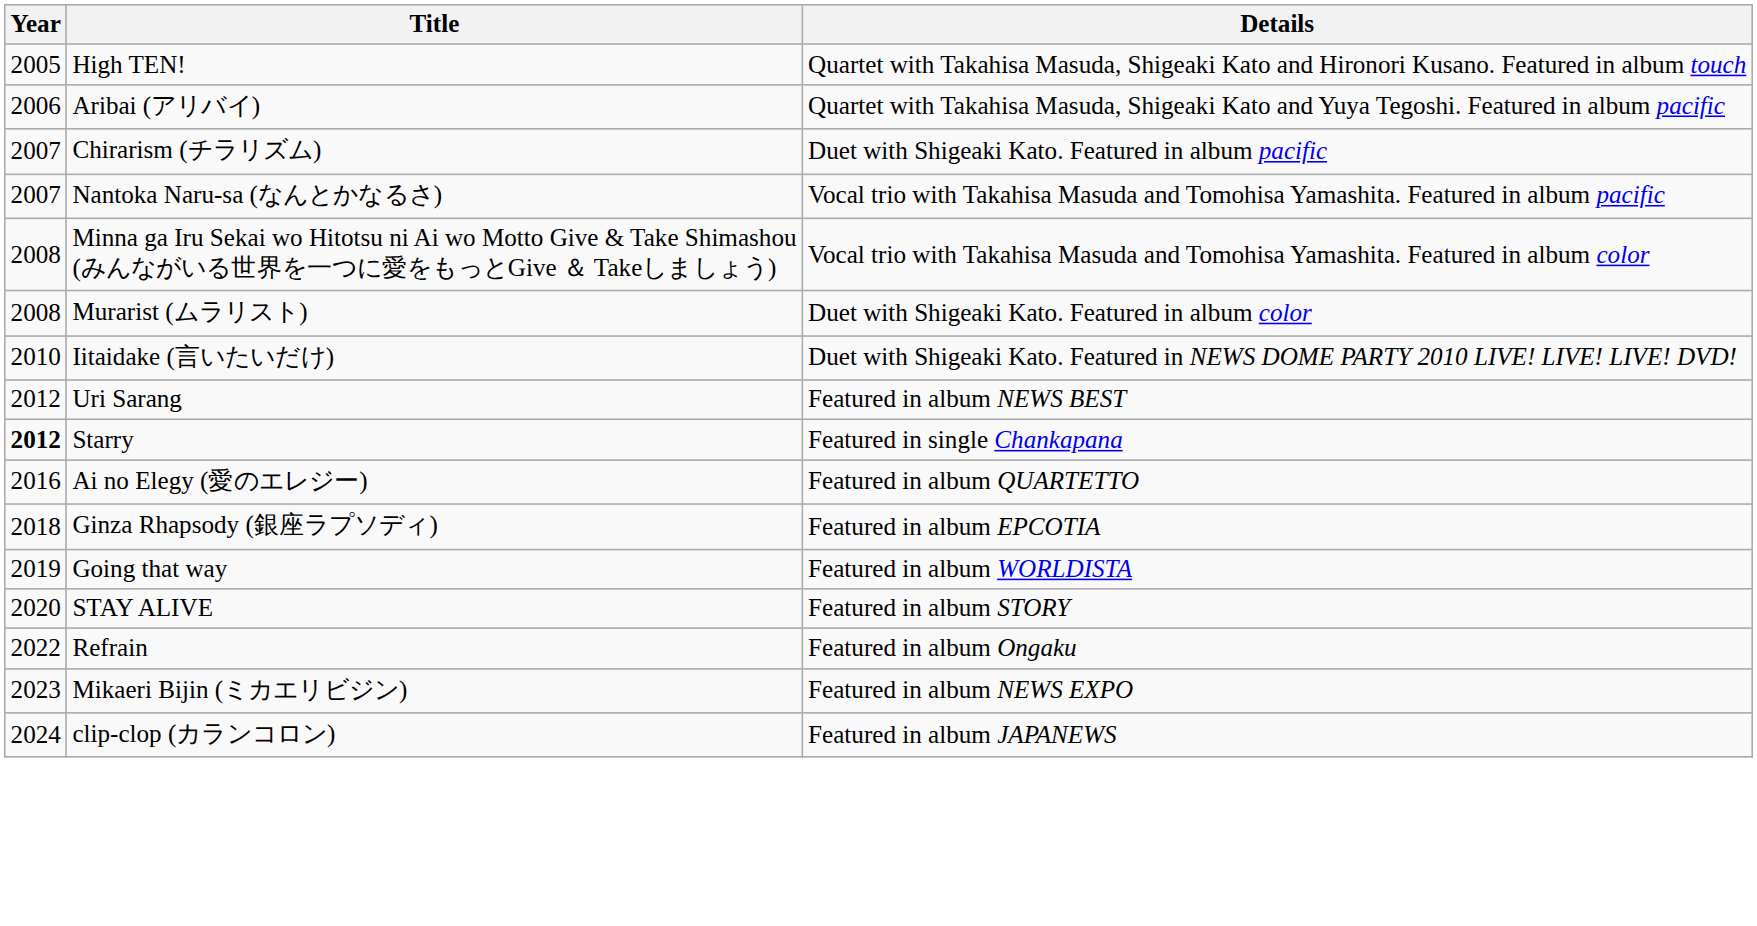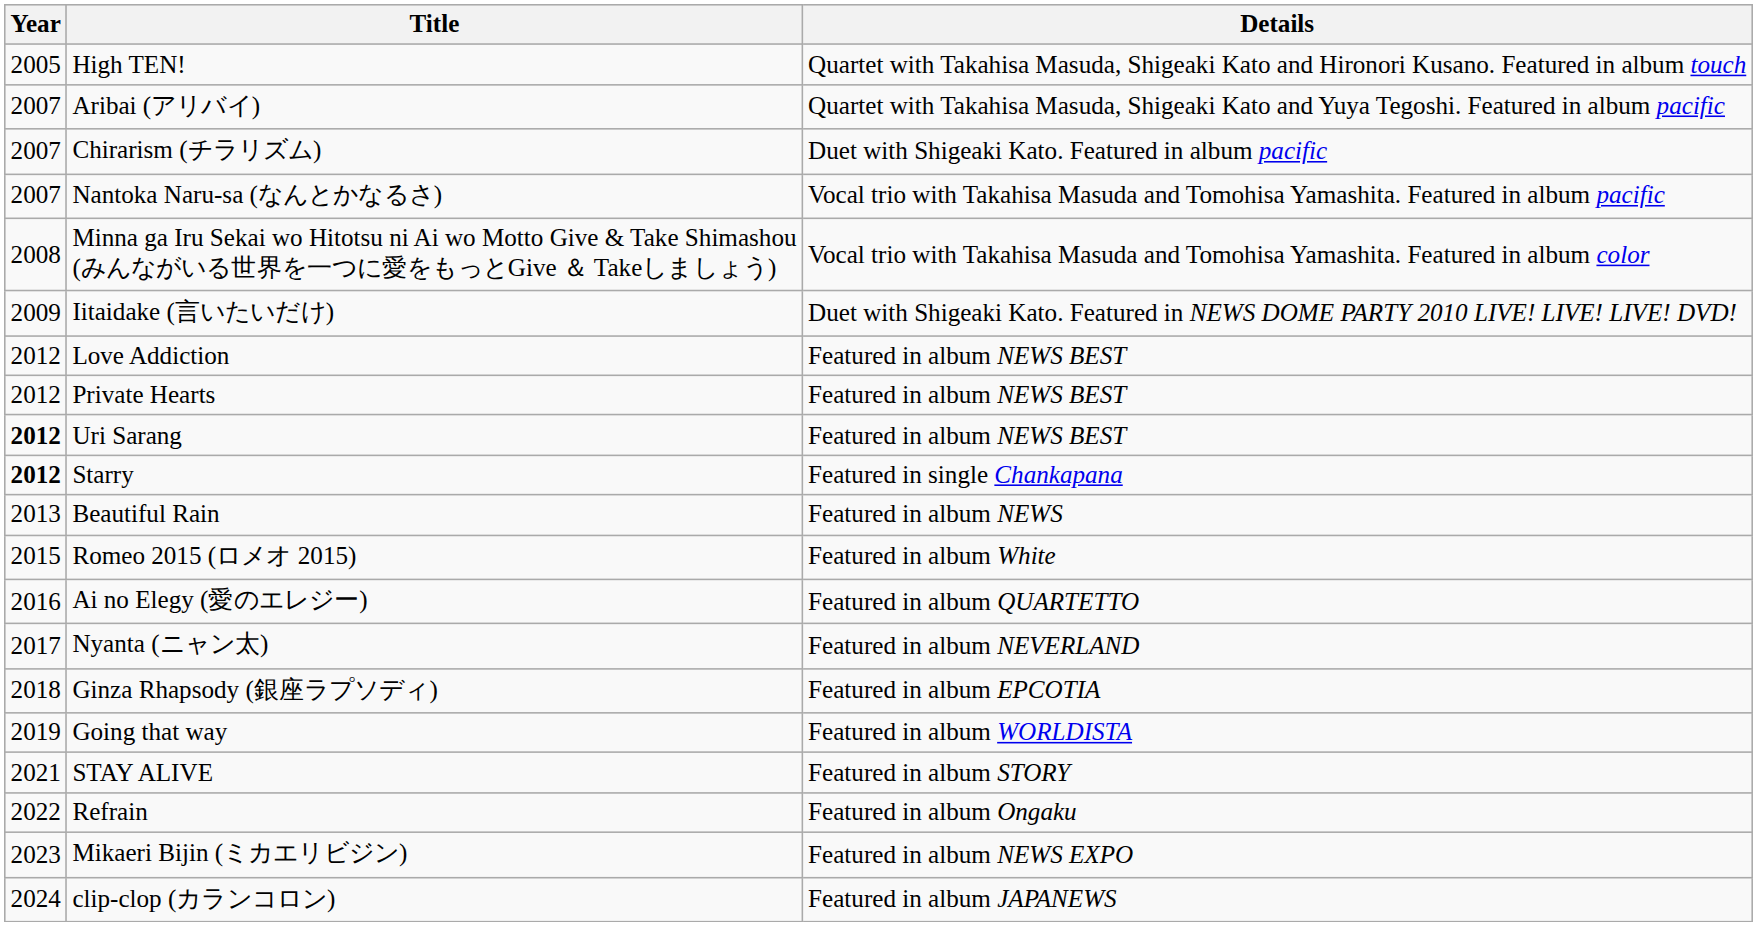(36, 106) 2006 -> (36, 106) 2007
- row: (190, 312)
(36, 357) 2010 -> (36, 312) 2009
+ row: (151, 355)
+ row: (144, 394)
(36, 399) normal -> (36, 434) bold
+ row: (146, 514)
+ row: (214, 555)
+ row: (170, 644)
(36, 608) 2020 -> (36, 772) 2021
